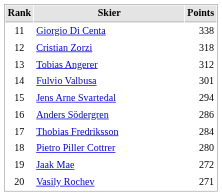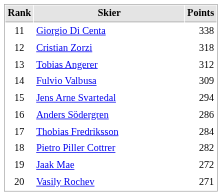(207, 81) 301 -> (207, 81) 309
(207, 148) 280 -> (207, 148) 282
